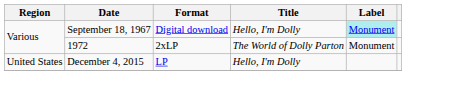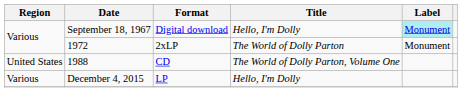+ row: (78, 62)
(35, 62) United States -> (23, 78) Various
